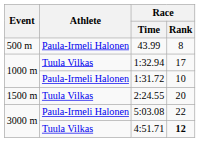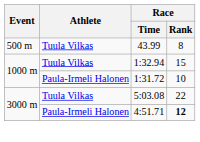(85, 46) Paula-Irmeli Halonen -> (68, 46) Tuula Vilkas
(181, 63) 17 -> (181, 63) 15
- row: (149, 96)
(85, 112) Paula-Irmeli Halonen -> (68, 96) Tuula Vilkas
(68, 129) Tuula Vilkas -> (85, 112) Paula-Irmeli Halonen
